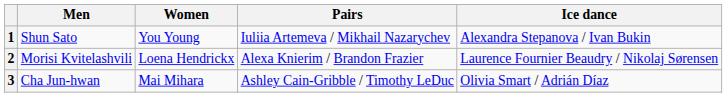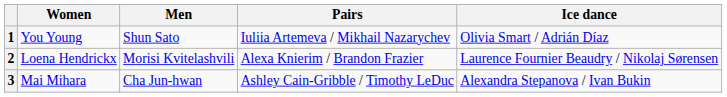columns swapped: (76, 15) <-> (186, 15)
(555, 37) Alexandra Stepanova / Ivan Bukin -> (534, 37) Olivia Smart / Adrián Díaz
(534, 80) Olivia Smart / Adrián Díaz -> (555, 80) Alexandra Stepanova / Ivan Bukin
